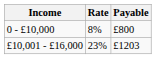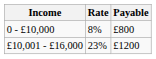(126, 45) £1203 -> (126, 45) £1200
